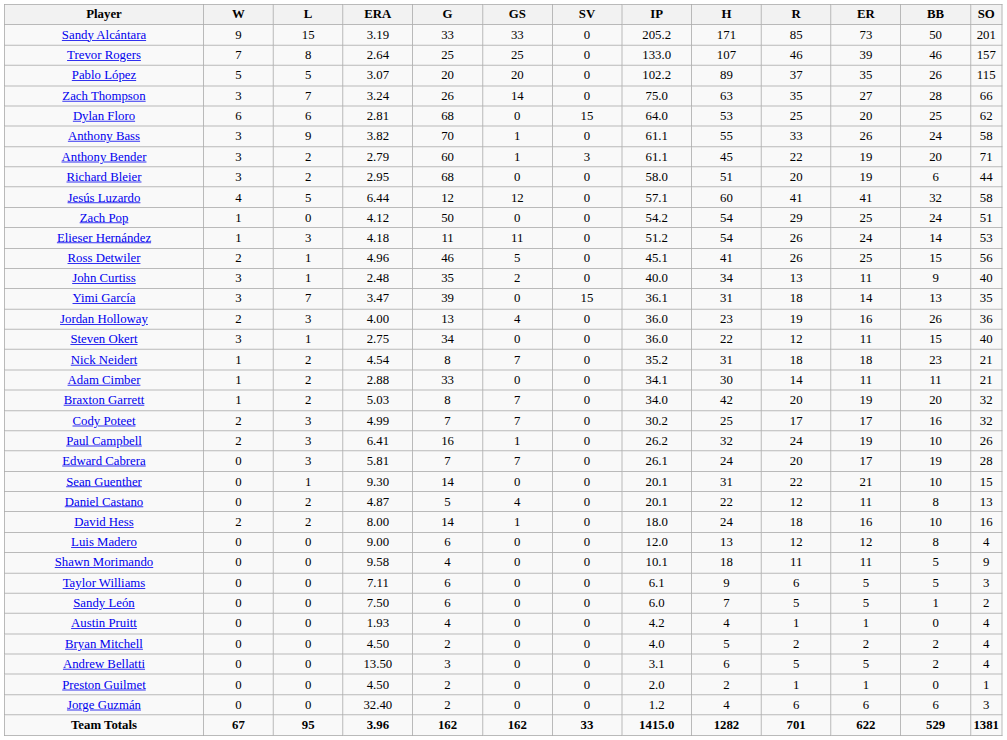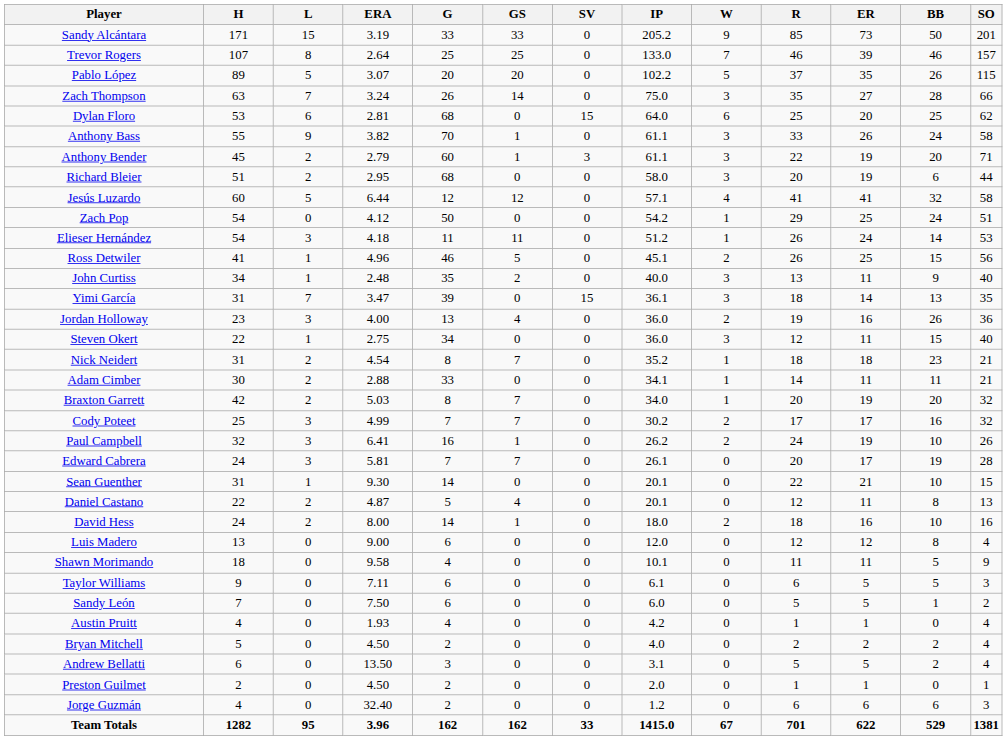columns swapped: (238, 14) <-> (726, 14)
